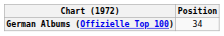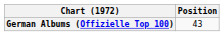(198, 24) 34 -> (198, 24) 43
